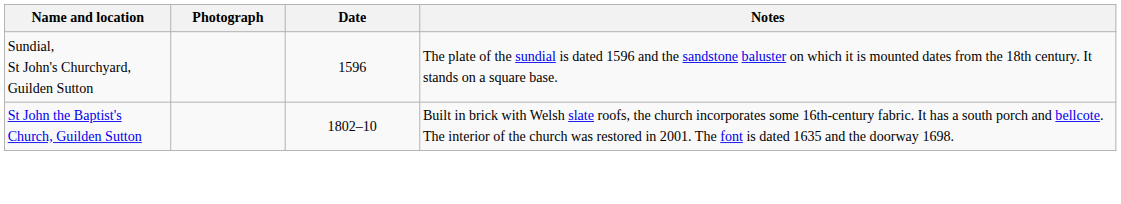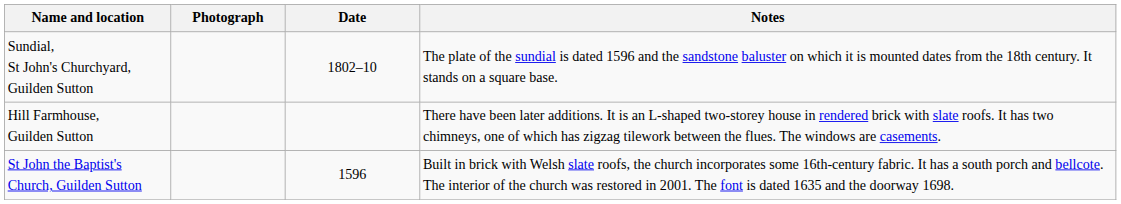(352, 67) 1596 -> (352, 67) 1802–10
+ row: (53, 126)
(352, 126) 1802–10 -> (352, 175) 1596
